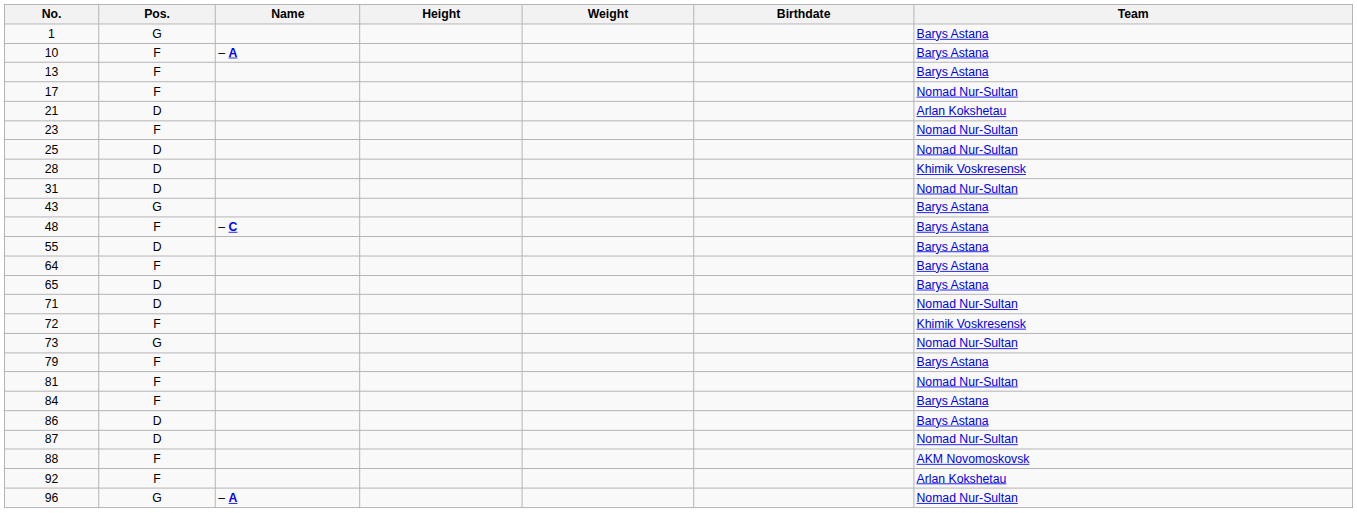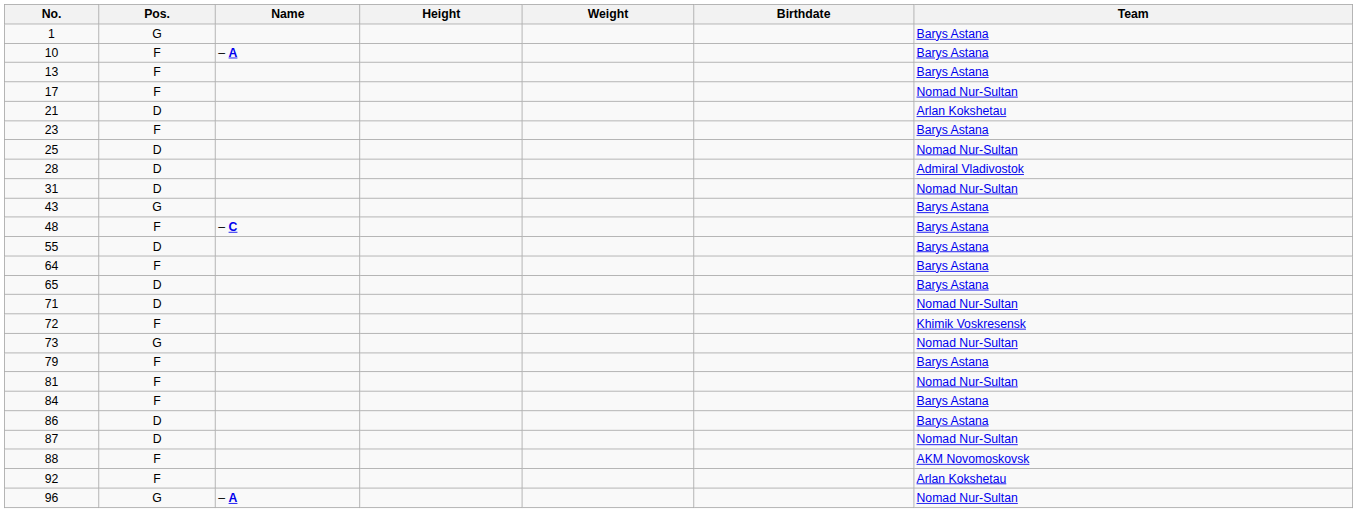(967, 131) Nomad Nur-Sultan -> (953, 131) Barys Astana
(971, 169) Khimik Voskresensk -> (970, 169) Admiral Vladivostok
